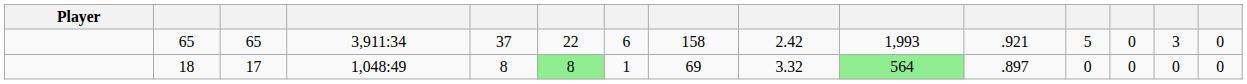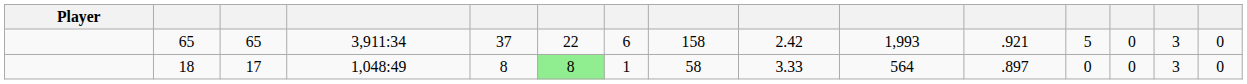(693, 66) 69 -> (693, 66) 58
(789, 66) 3.32 -> (789, 66) 3.33
(902, 66) lightgreen background -> (902, 66) no background
(1176, 66) 0 -> (1176, 66) 3
